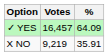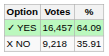(55, 43) 9,219 -> (55, 43) 9,218
